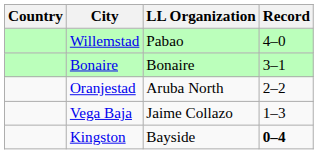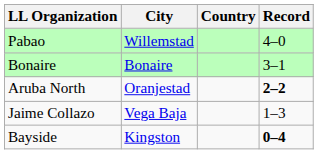columns swapped: (35, 16) <-> (201, 16)
(274, 88) normal -> (274, 88) bold
